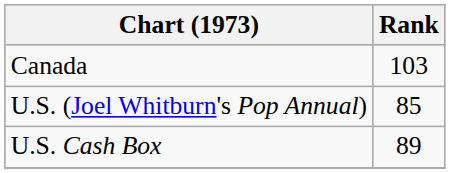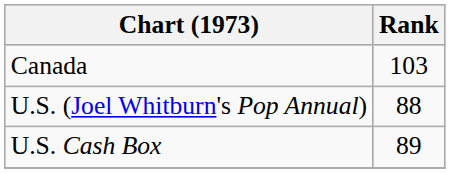(409, 106) 85 -> (409, 106) 88
